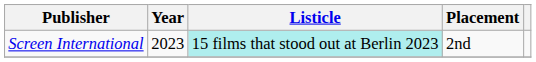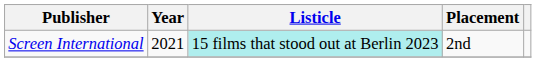(168, 43) 2023 -> (168, 43) 2021
